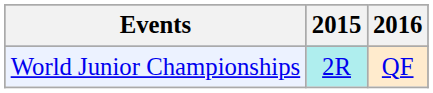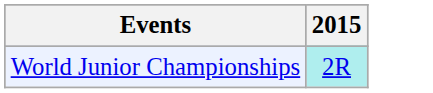- column: (398, 25)
